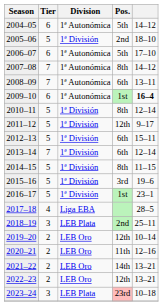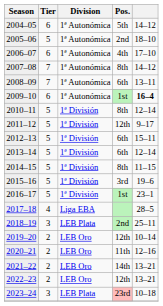(79, 39) 1ª División -> (85, 39) 1ª Autonómica
(123, 53) 5th -> (123, 53) 4th
(48, 152) 7 -> (48, 152) 5
